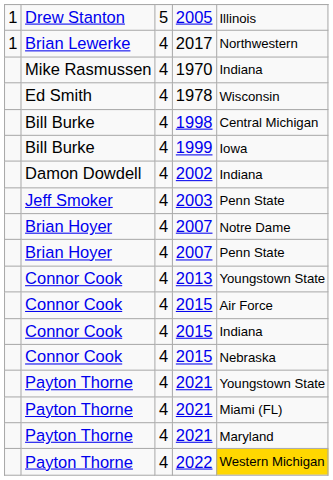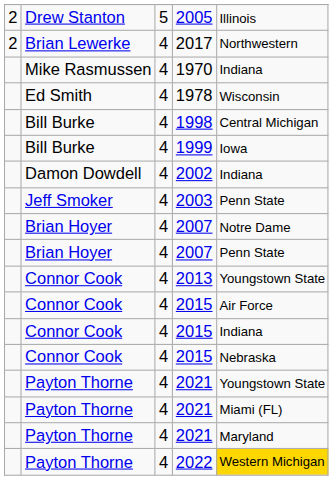(13, 17) 1 -> (13, 17) 2
(13, 43) 1 -> (13, 43) 2
